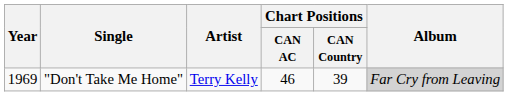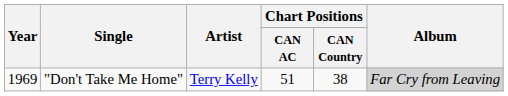(288, 79) 46 -> (288, 79) 51
(340, 79) 39 -> (340, 79) 38
